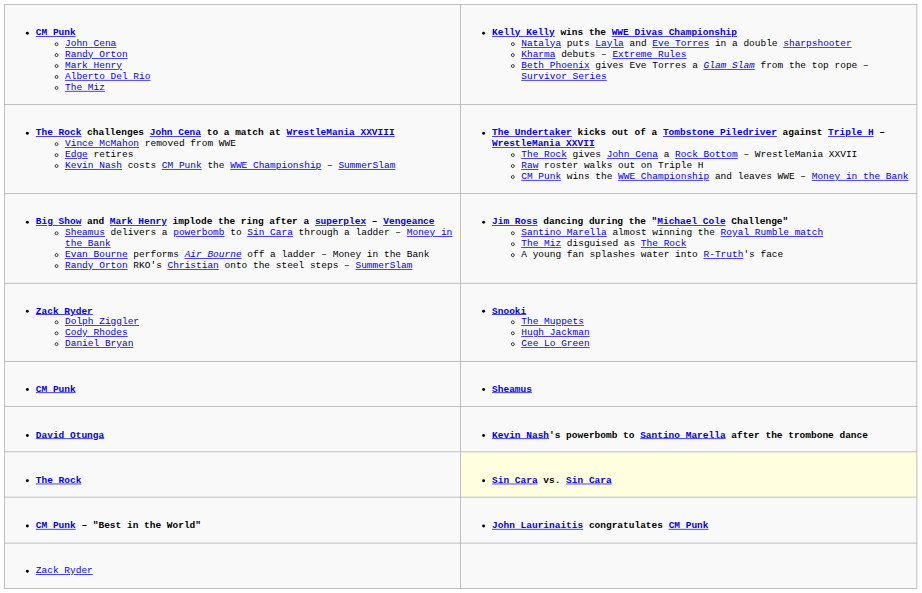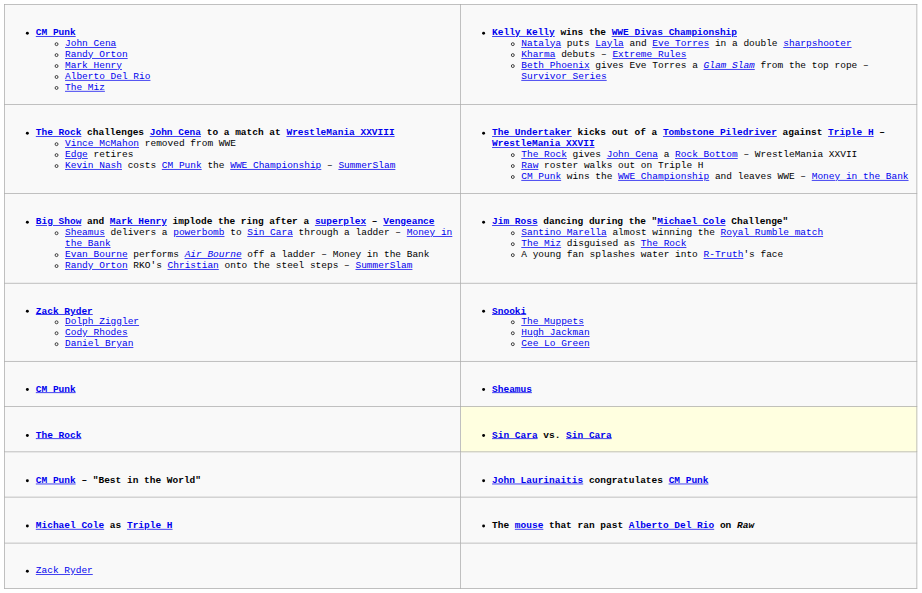- row: (232, 435)
+ row: (232, 526)
